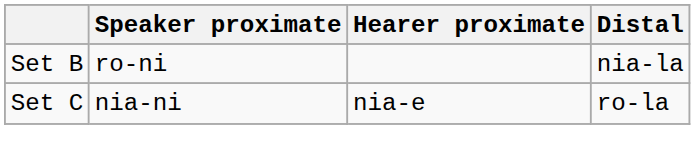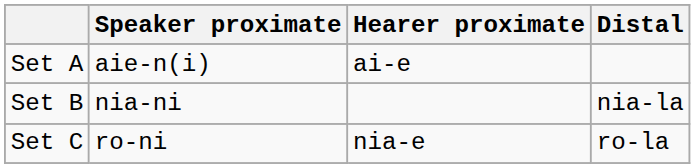+ row: (47, 64)
(131, 64) ro-ni -> (138, 103) nia-ni
(138, 103) nia-ni -> (131, 143) ro-ni
